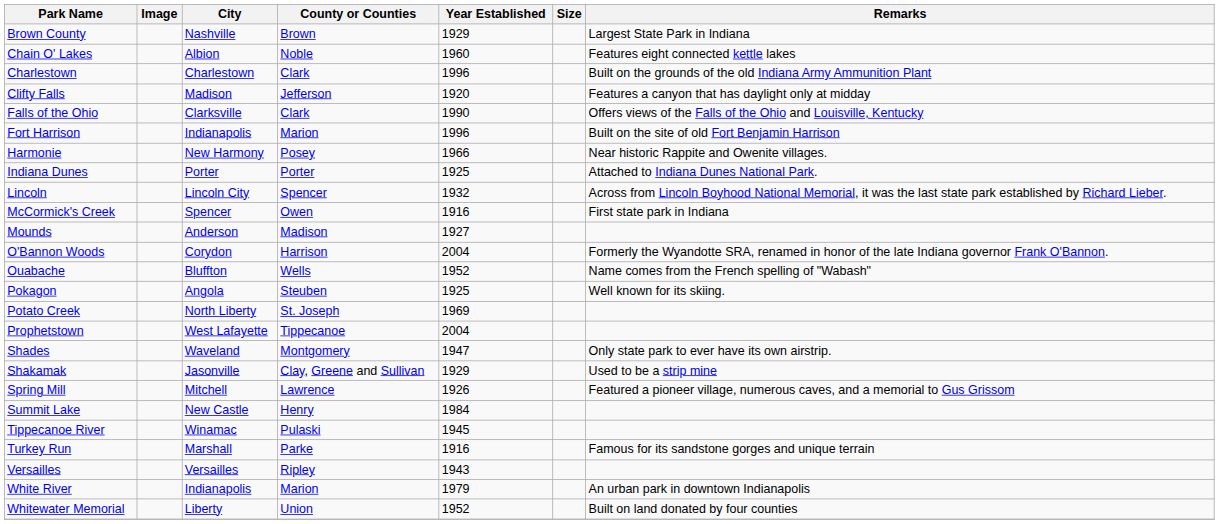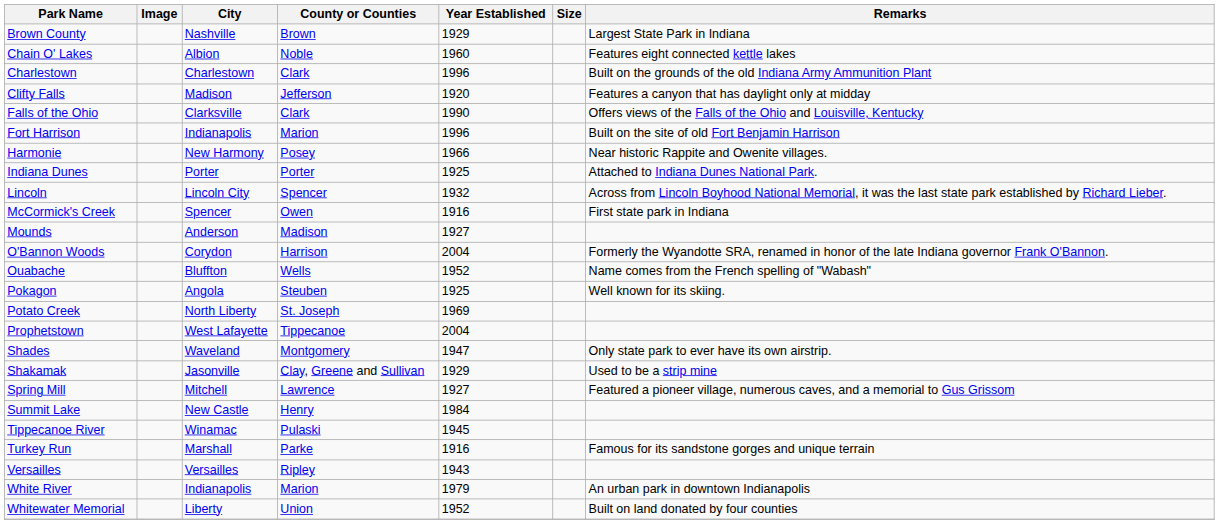(456, 390) 1926 -> (456, 390) 1927
